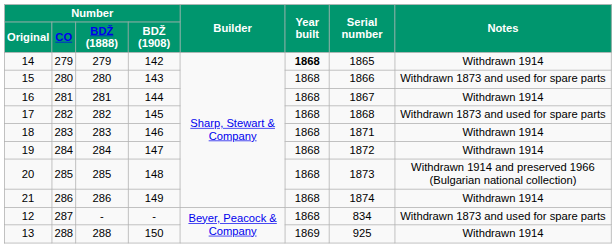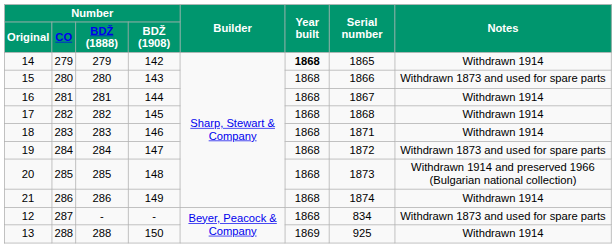(503, 114) Withdrawn 1873 and used for spare parts -> (503, 114) Withdrawn 1914
(503, 150) Withdrawn 1914 -> (503, 150) Withdrawn 1873 and used for spare parts
